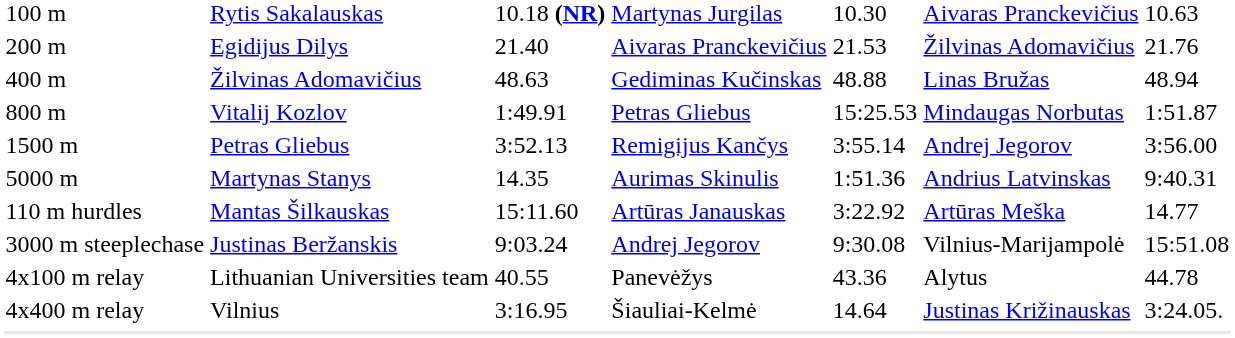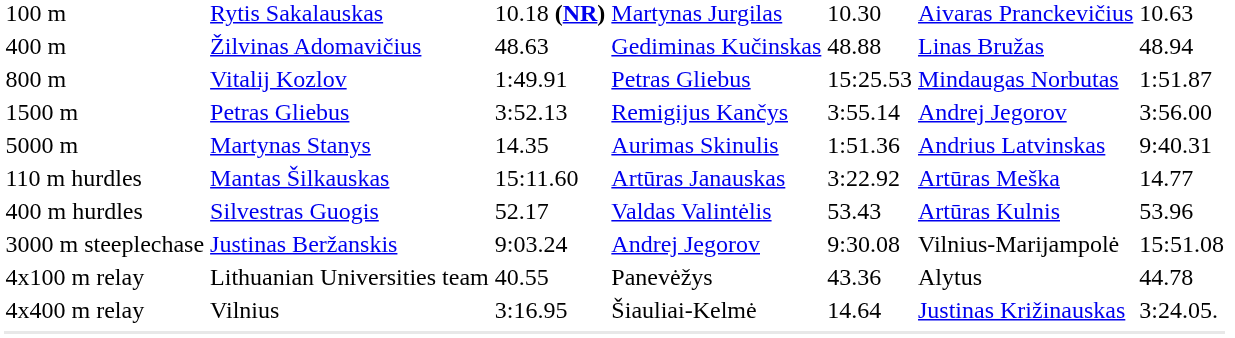- row: (279, 45)
+ row: (294, 210)
